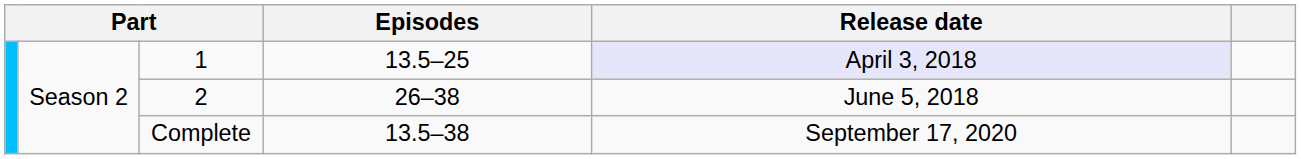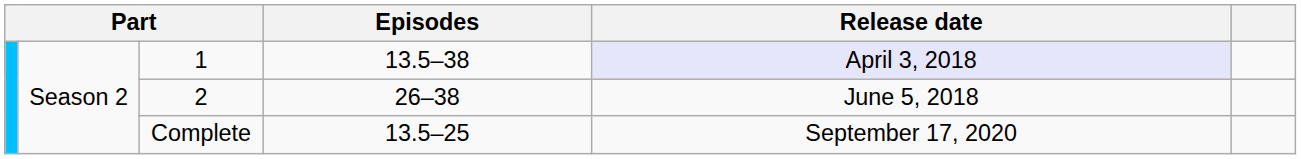(427, 60) 13.5–25 -> (427, 60) 13.5–38
(427, 134) 13.5–38 -> (427, 134) 13.5–25
